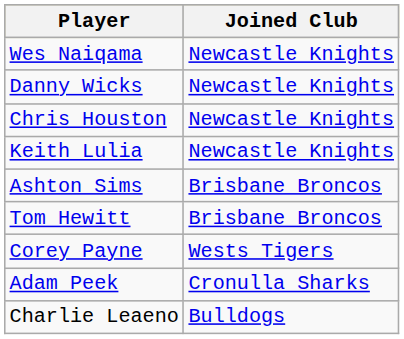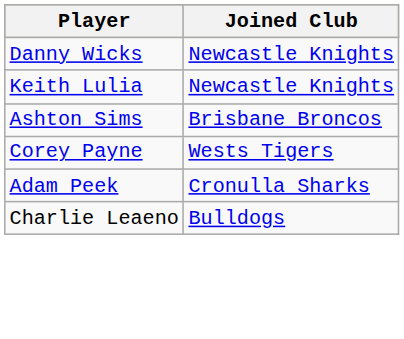- row: (76, 54)
- row: (88, 120)
- row: (70, 218)
